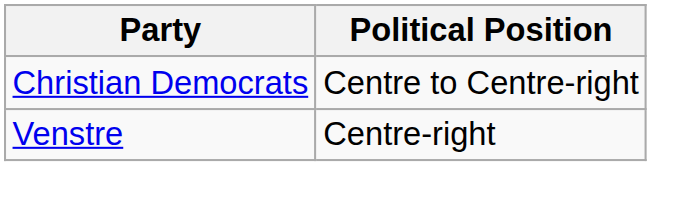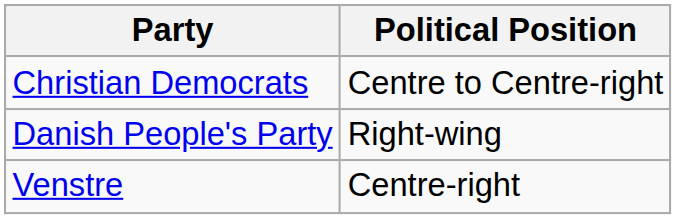+ row: (173, 133)
